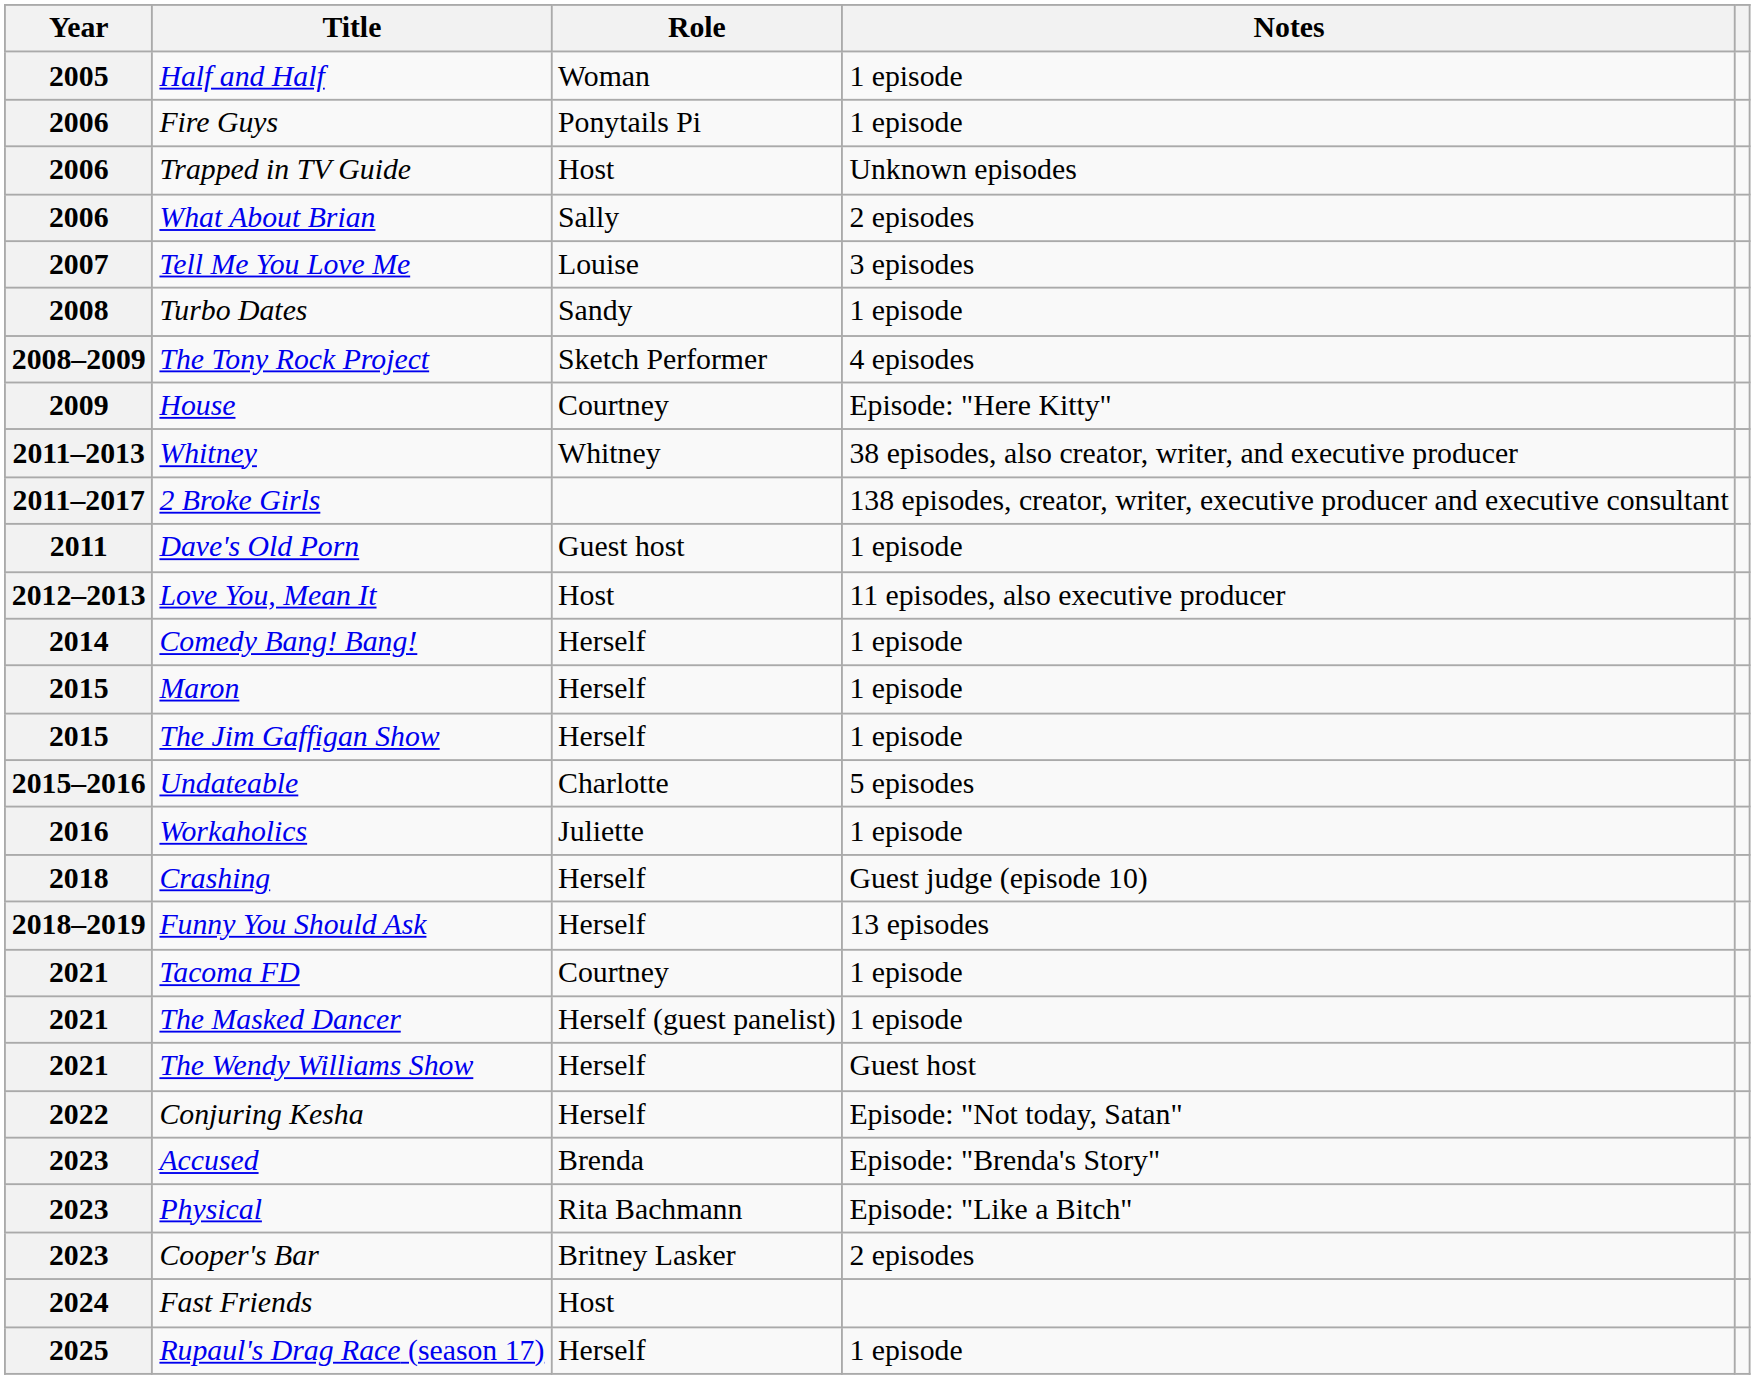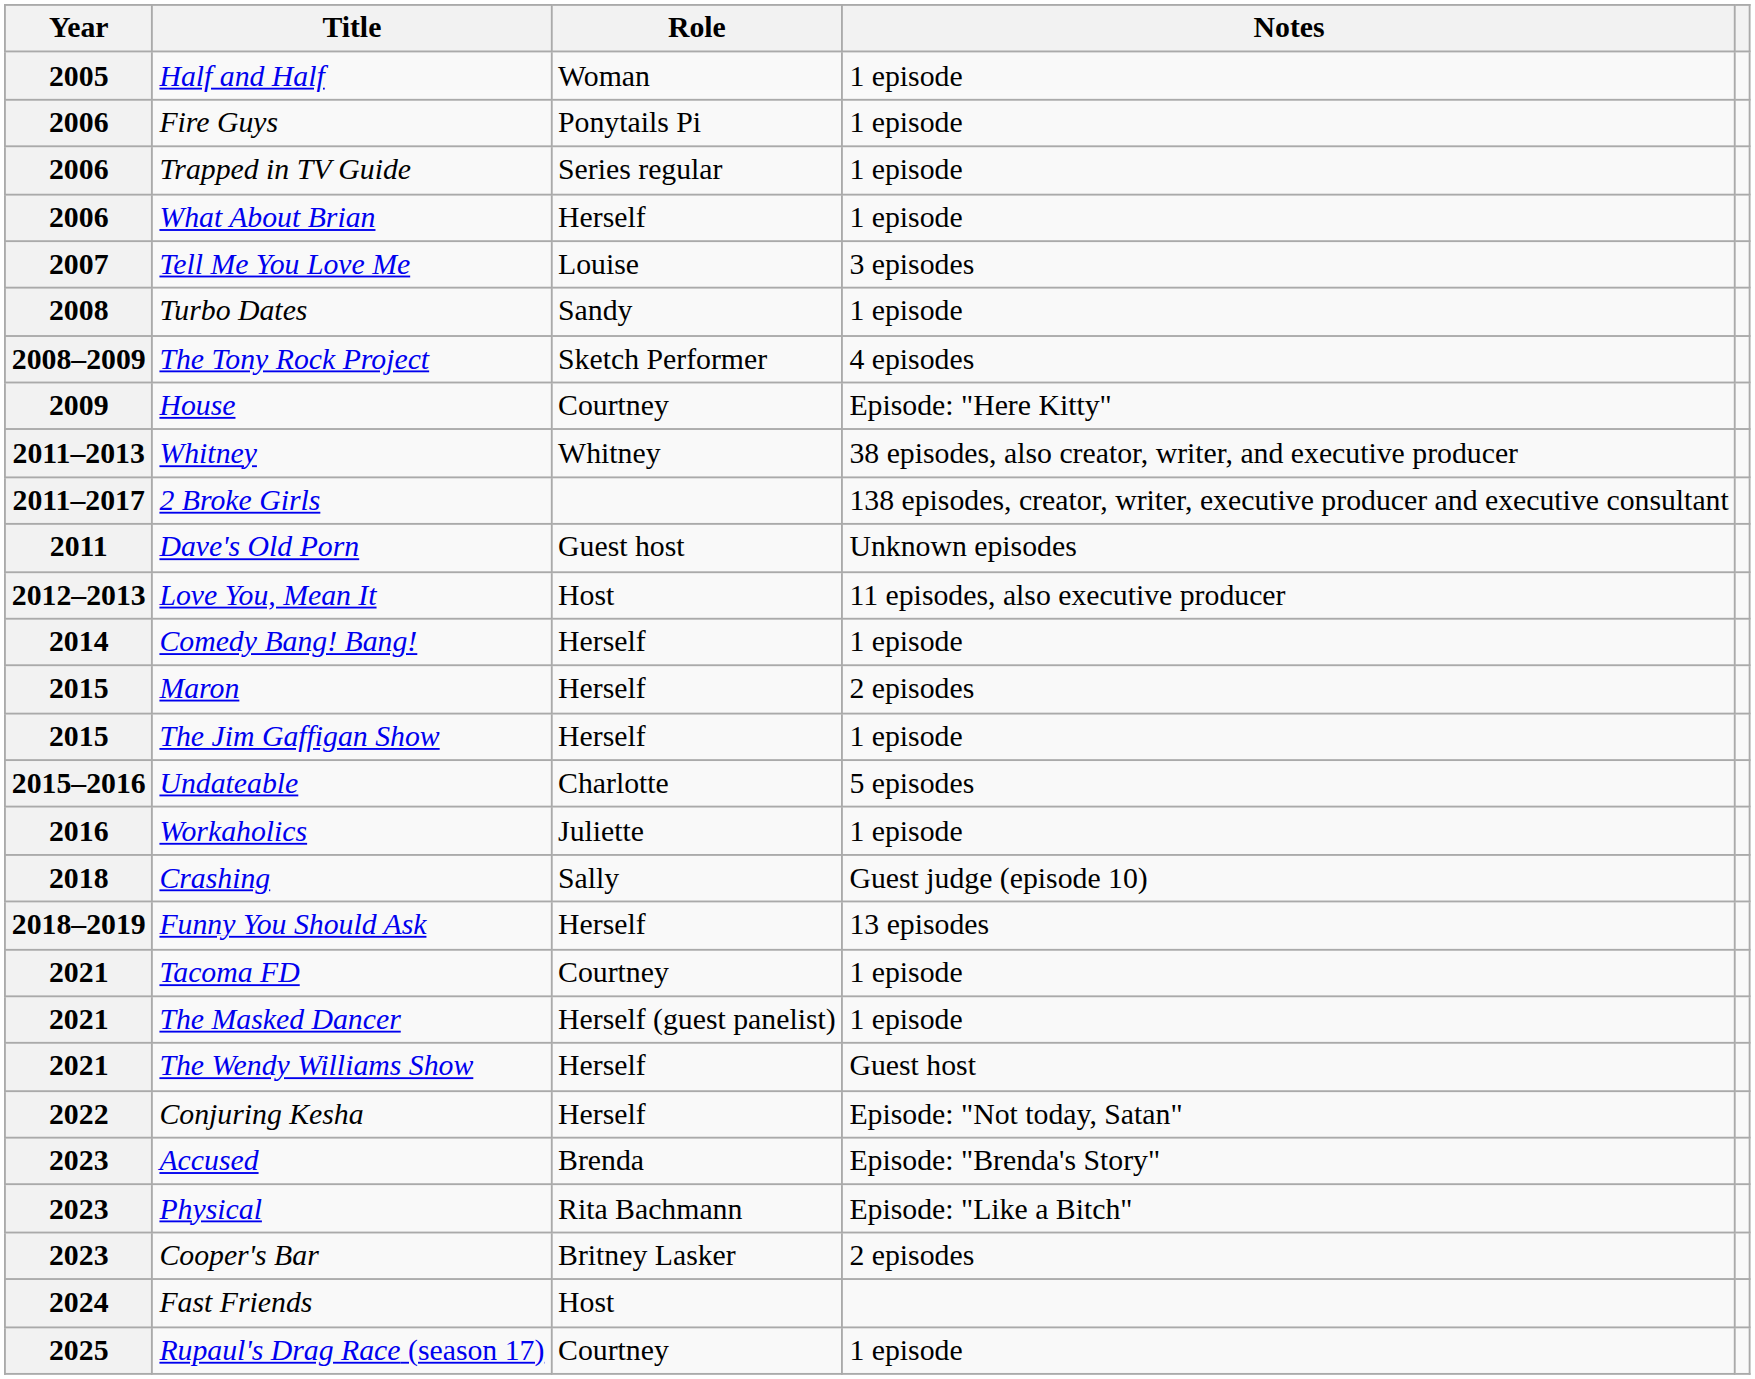(586, 169) Host -> (640, 169) Series regular
(963, 169) Unknown episodes -> (906, 169) 1 episode
(589, 216) Sally -> (602, 216) Herself
(912, 216) 2 episodes -> (906, 216) 1 episode
(906, 547) 1 episode -> (963, 547) Unknown episodes
(906, 688) 1 episode -> (912, 688) 2 episodes
(602, 877) Herself -> (589, 877) Sally
(602, 1349) Herself -> (613, 1349) Courtney
